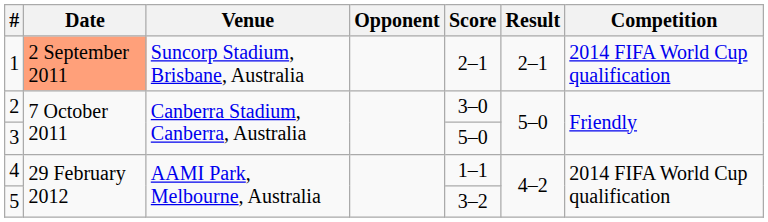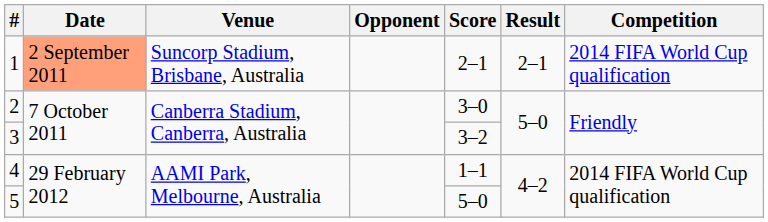(473, 138) 5–0 -> (473, 138) 3–2
(473, 201) 3–2 -> (473, 201) 5–0
